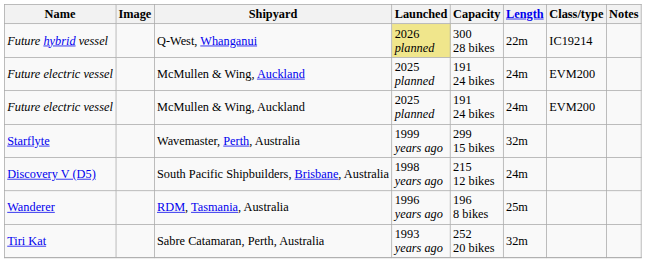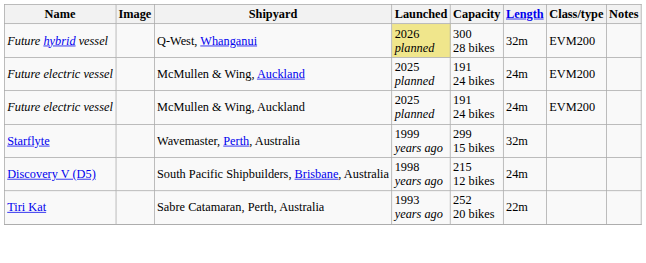(517, 40) 22m -> (517, 40) 32m
(571, 40) IC19214 -> (572, 40) EVM200
- row: (31, 207)
(517, 241) 32m -> (517, 207) 22m
